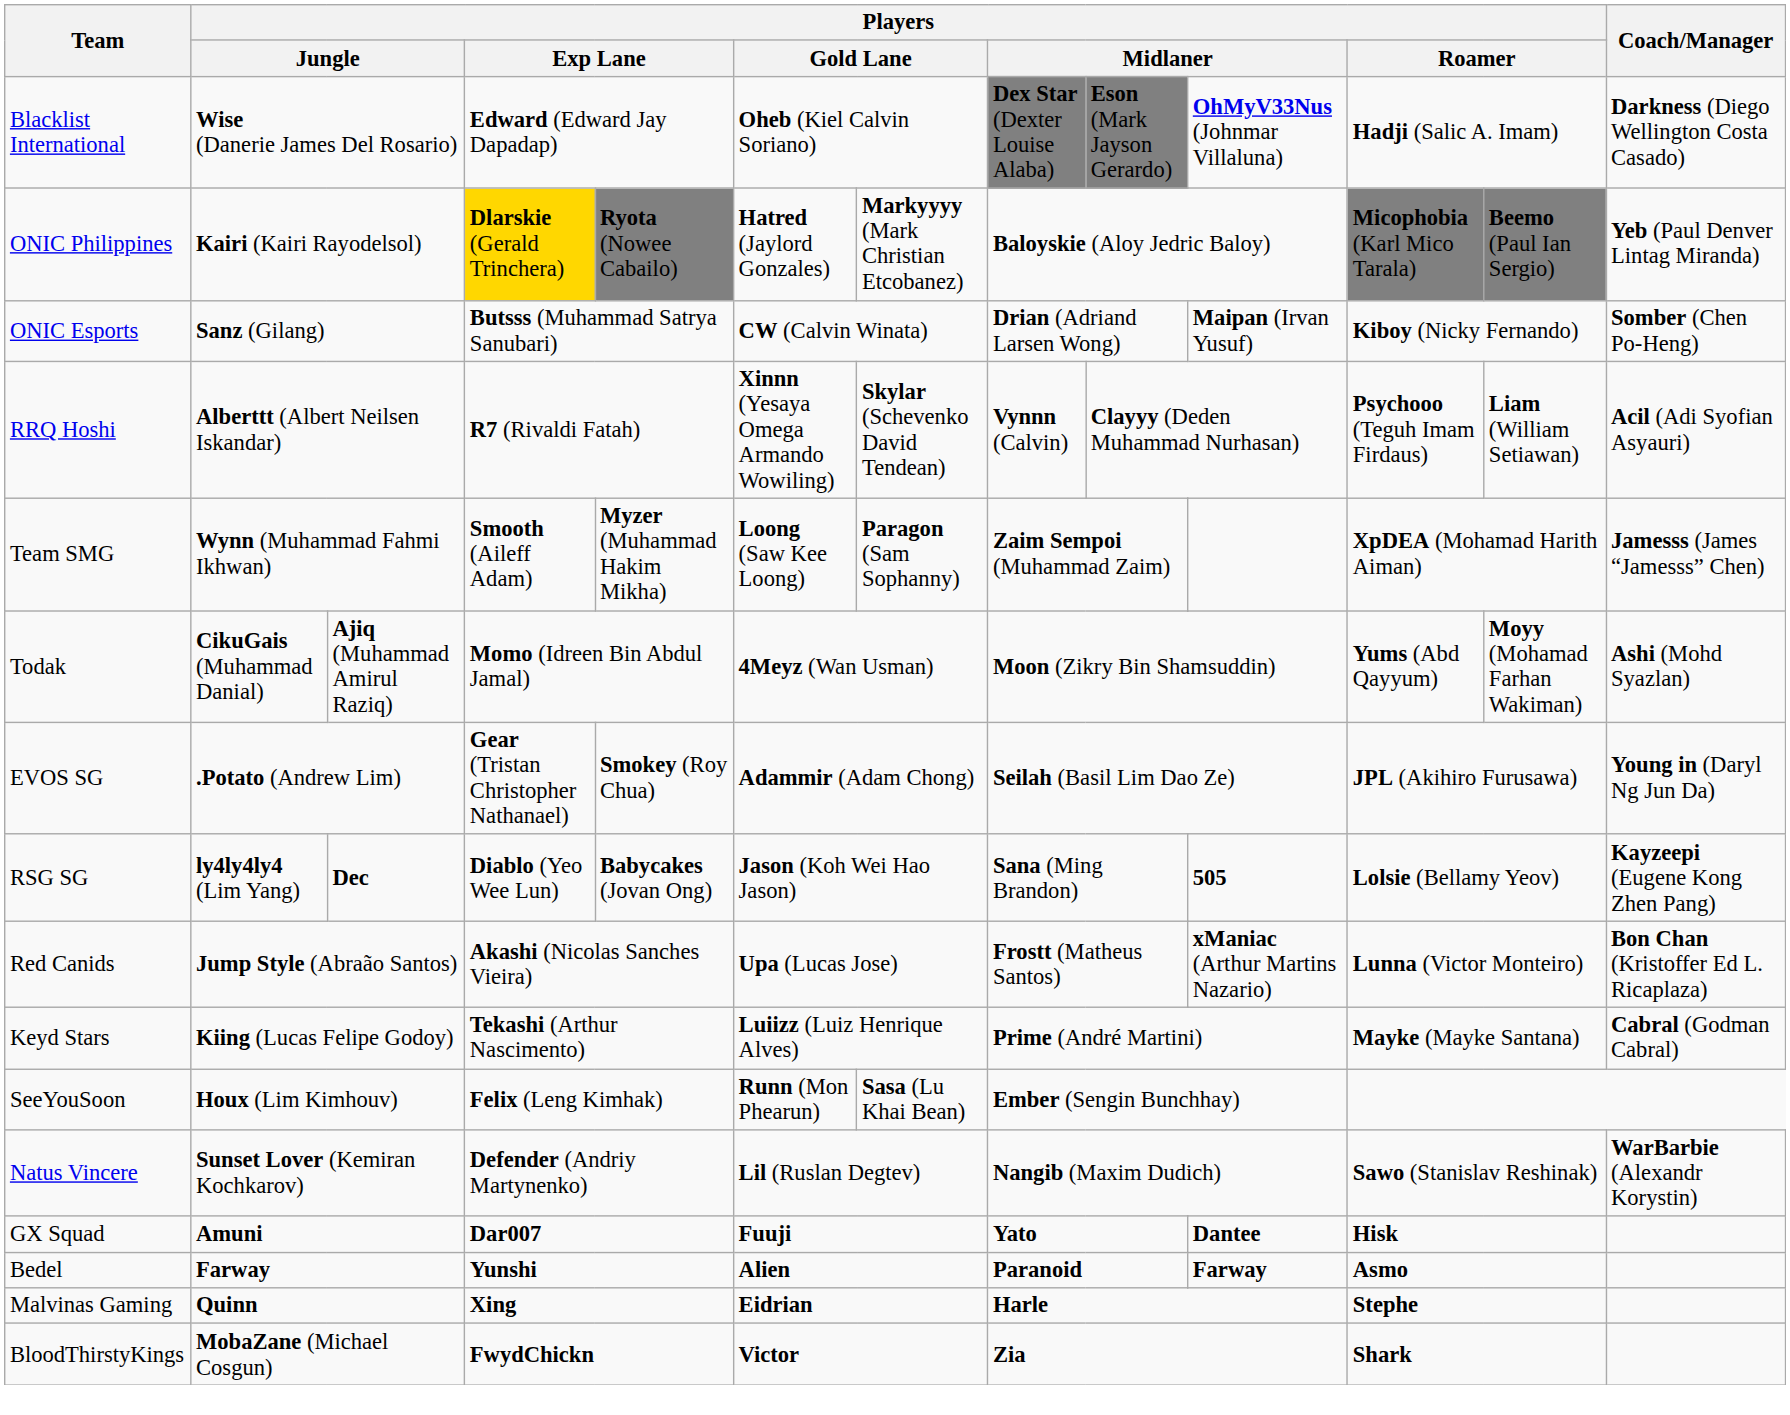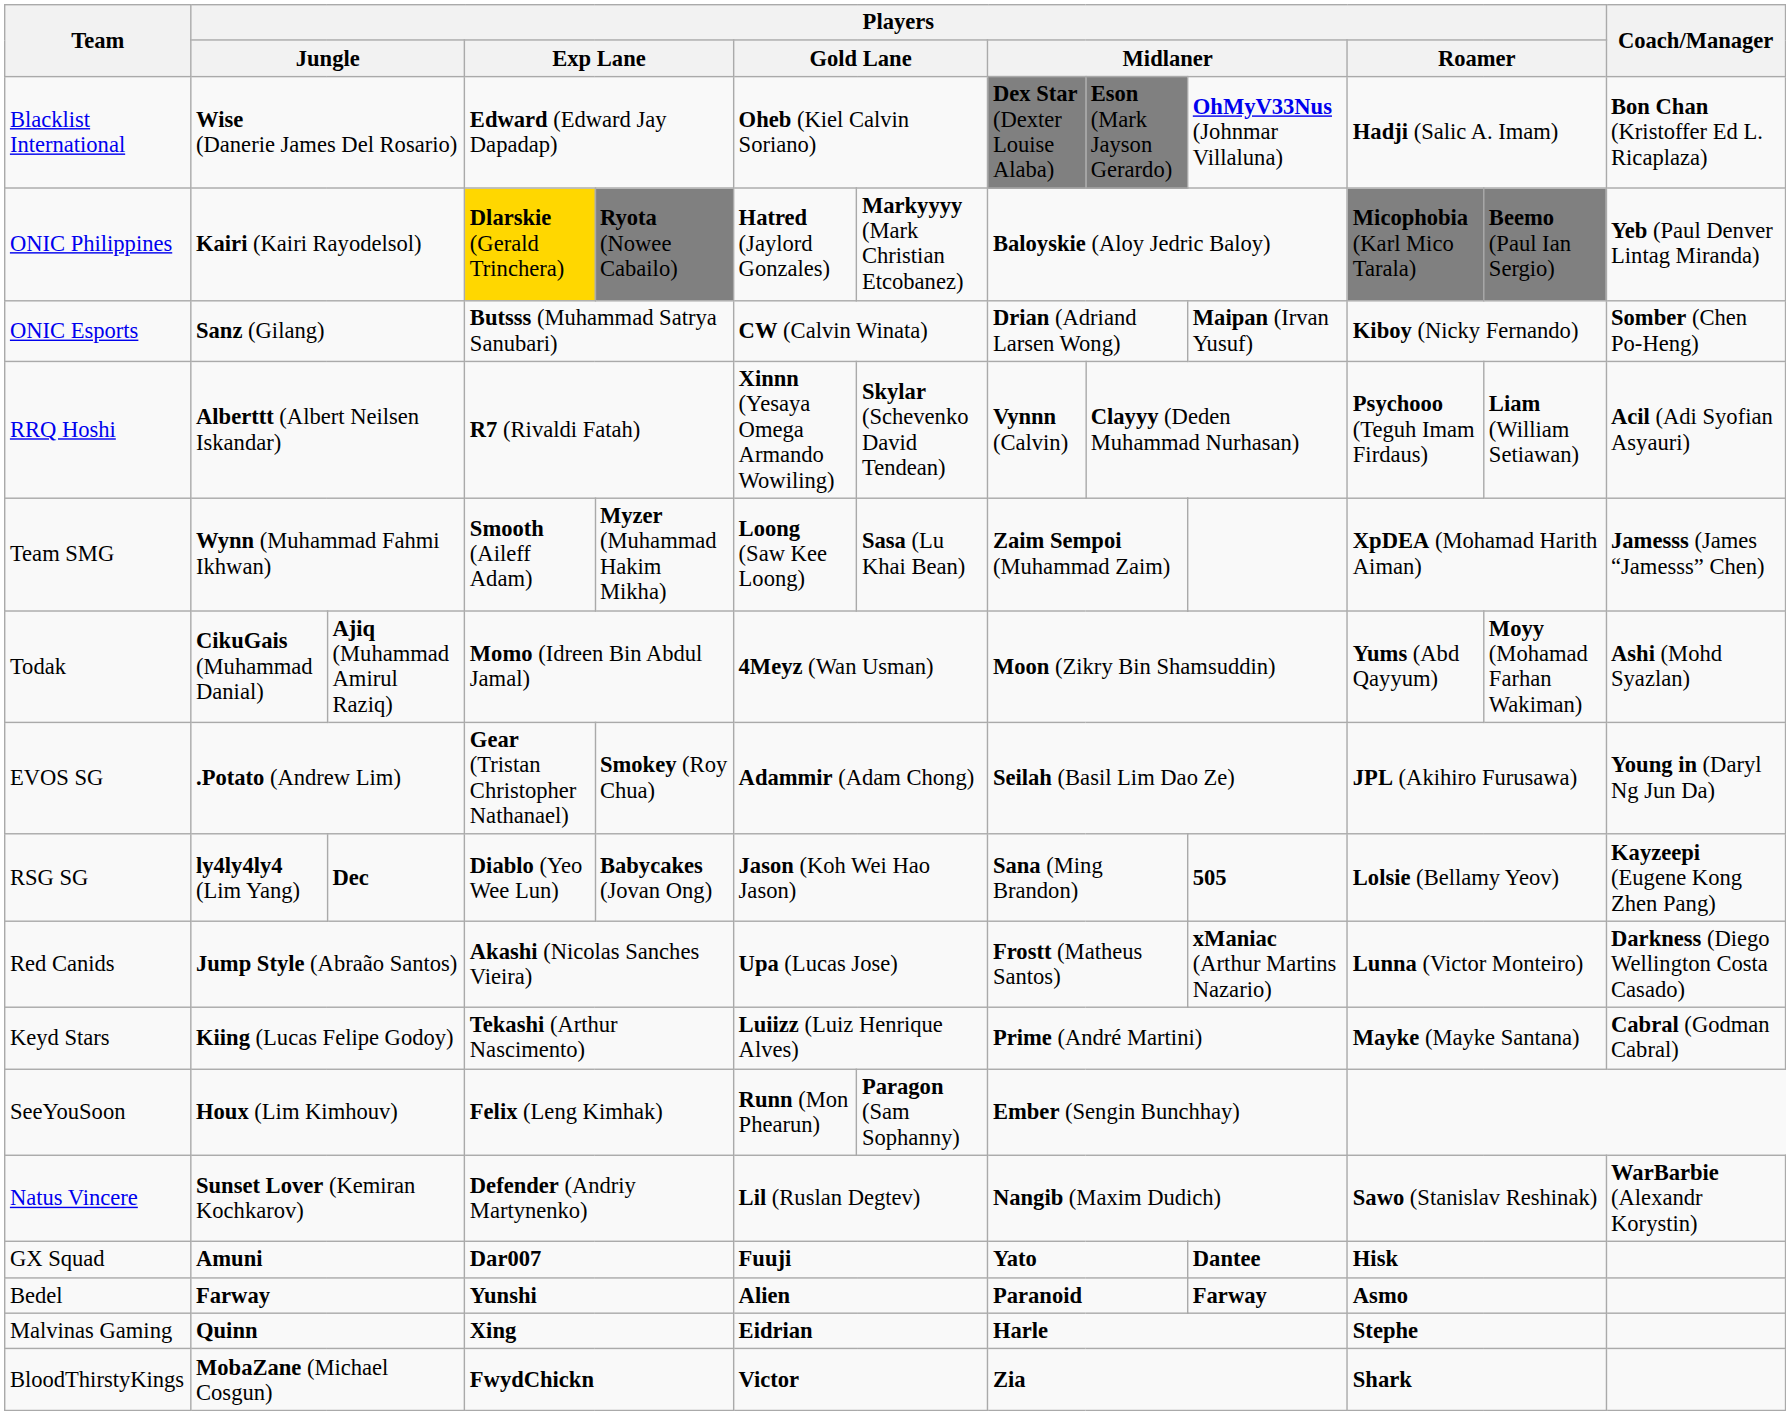(1690, 132) Darkness (Diego Wellington Costa Casado) -> (1687, 132) Bon Chan (Kristoffer Ed L. Ricaplaza)
(911, 554) Paragon (Sam Sophanny) -> (914, 554) Sasa (Lu Khai Bean)
(1687, 963) Bon Chan (Kristoffer Ed L. Ricaplaza) -> (1690, 963) Darkness (Diego Wellington Costa Casado)
(914, 1098) Sasa (Lu Khai Bean) -> (911, 1111) Paragon (Sam Sophanny)
